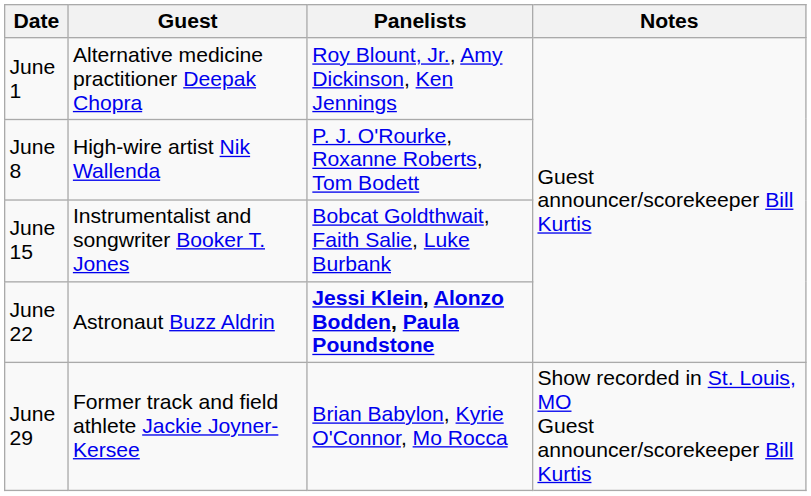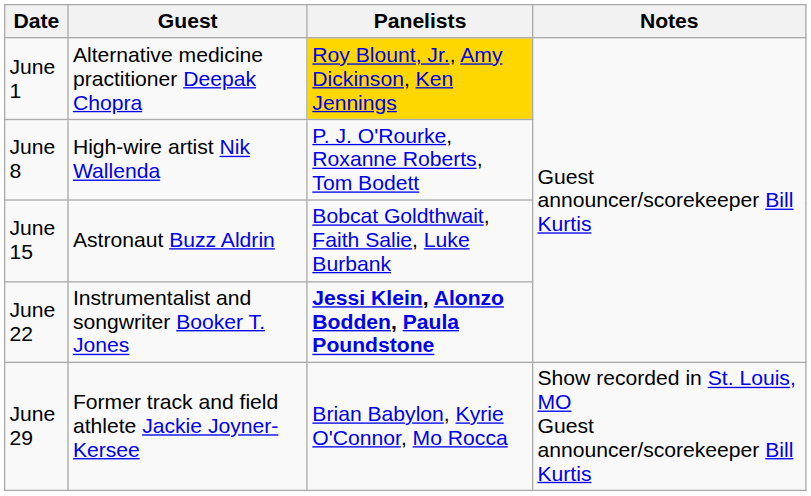(407, 78) no background -> (407, 78) gold background
(169, 240) Instrumentalist and songwriter Booker T. Jones -> (174, 240) Astronaut Buzz Aldrin
(174, 321) Astronaut Buzz Aldrin -> (169, 321) Instrumentalist and songwriter Booker T. Jones
